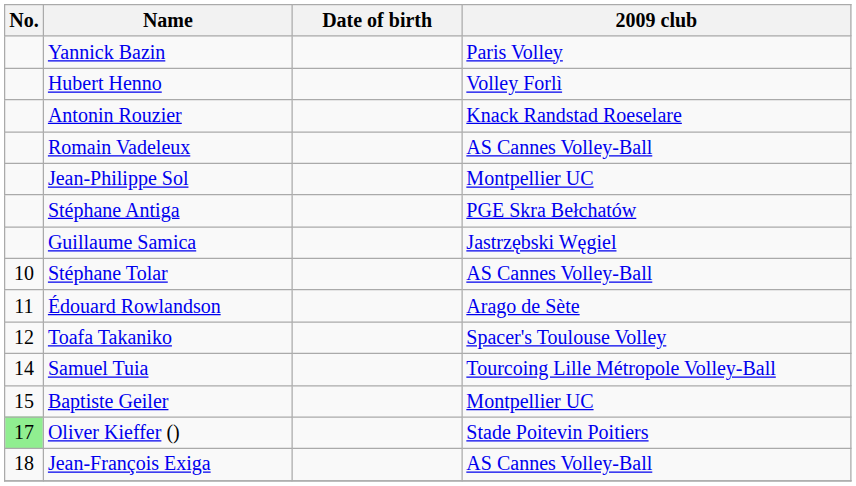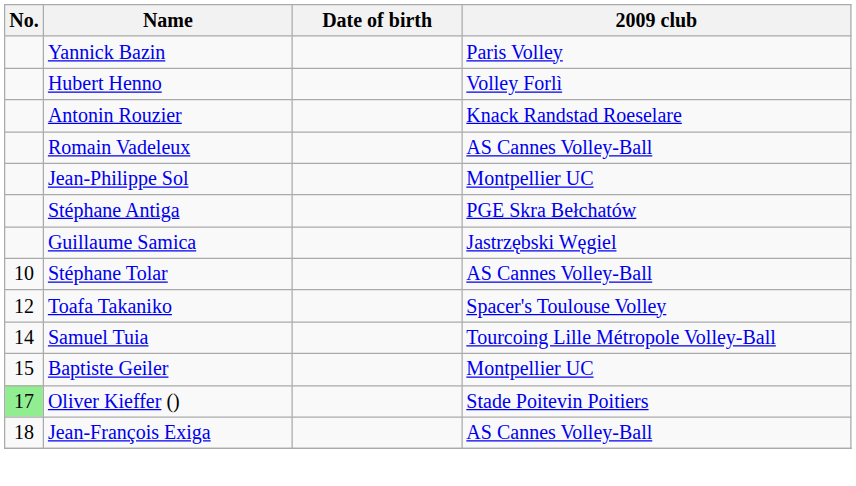- row: (134, 305)
